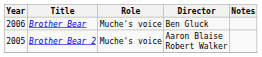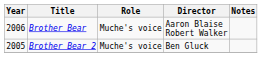(187, 24) Ben Gluck -> (197, 28) Aaron Blaise Robert Walker
(197, 41) Aaron Blaise Robert Walker -> (187, 46) Ben Gluck
